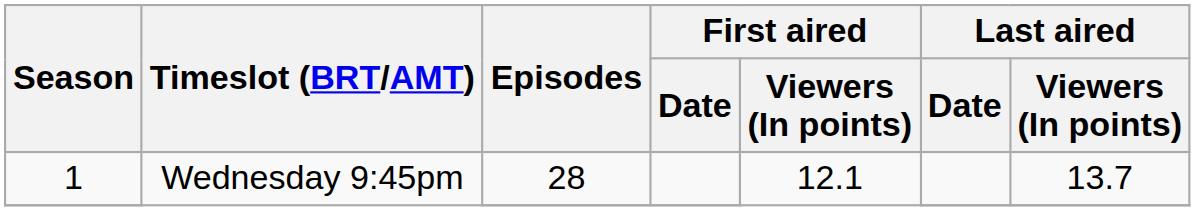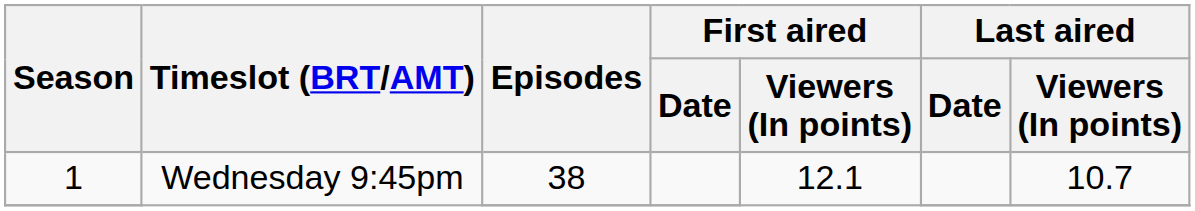(566, 177) 28 -> (566, 177) 38
(1100, 177) 13.7 -> (1100, 177) 10.7
